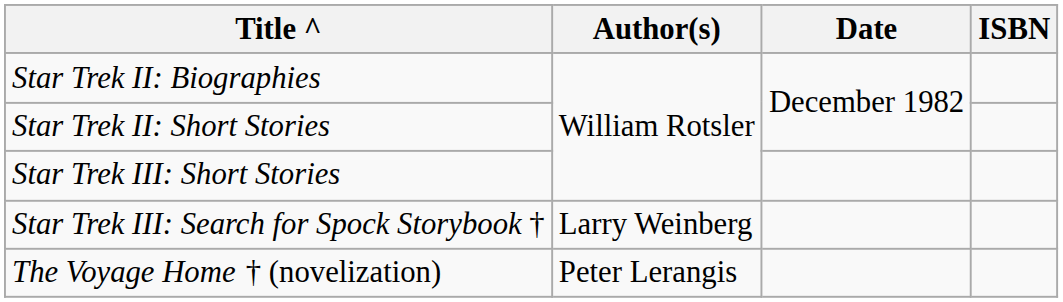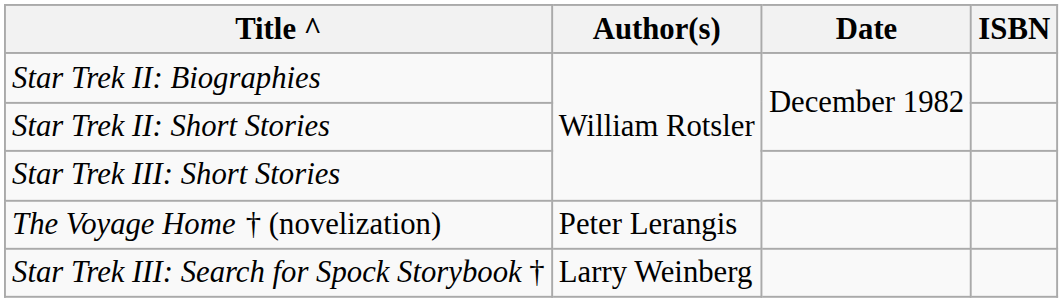rows swapped: (278, 223) <-> (227, 272)
